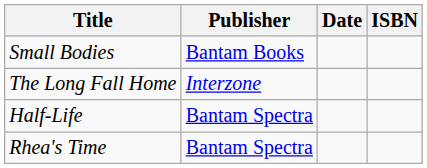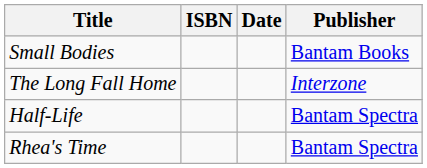columns swapped: (249, 20) <-> (395, 20)
